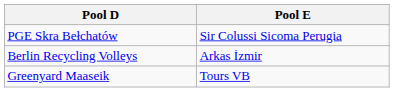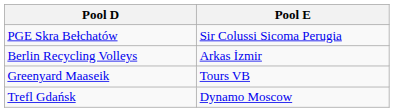+ row: (42, 96)
